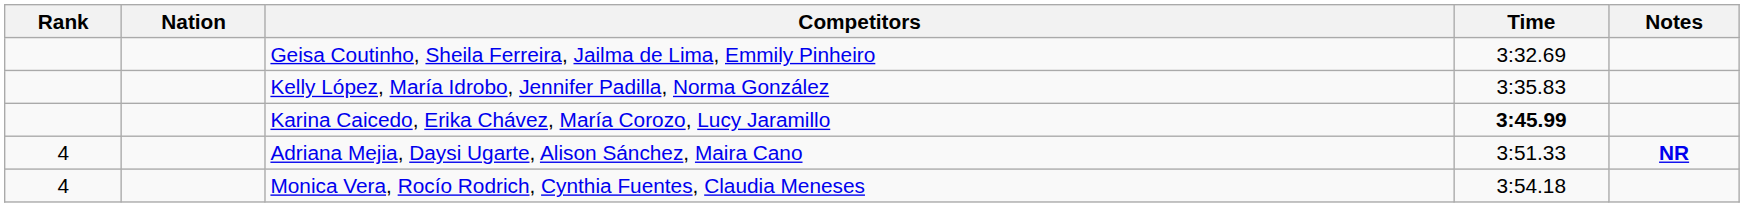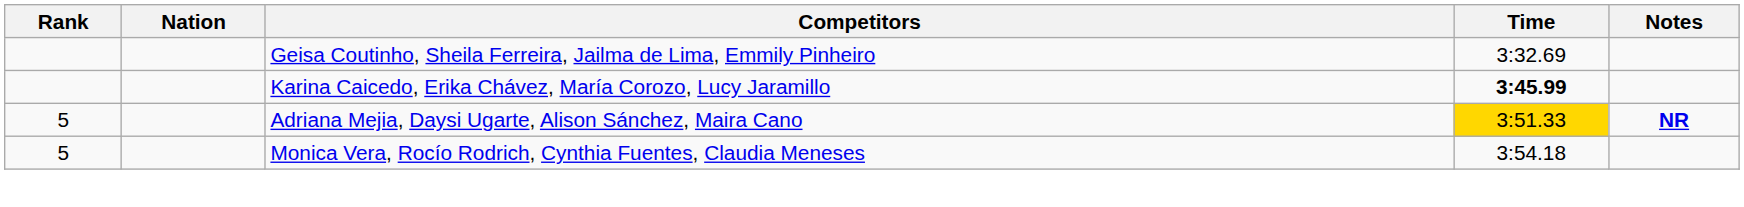- row: (550, 87)
(63, 153) 4 -> (63, 120) 5
(1531, 153) no background -> (1531, 120) gold background
(63, 186) 4 -> (63, 153) 5
